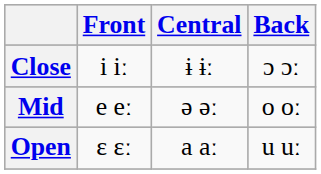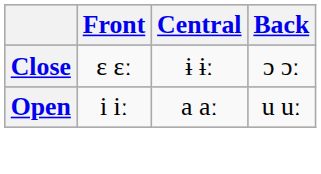(114, 65) i iː -> (114, 65) ɛ ɛː
- row: (41, 106)
(114, 147) ɛ ɛː -> (114, 106) i iː
